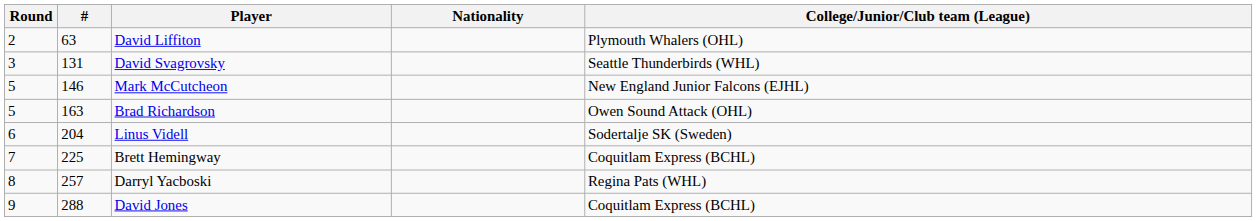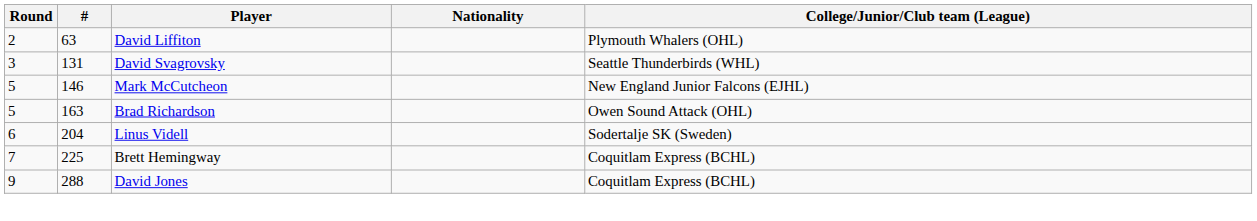- row: (163, 181)
